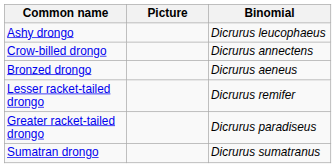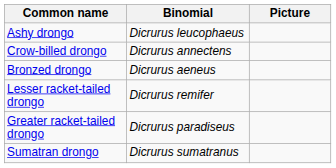columns swapped: (270, 13) <-> (168, 13)
